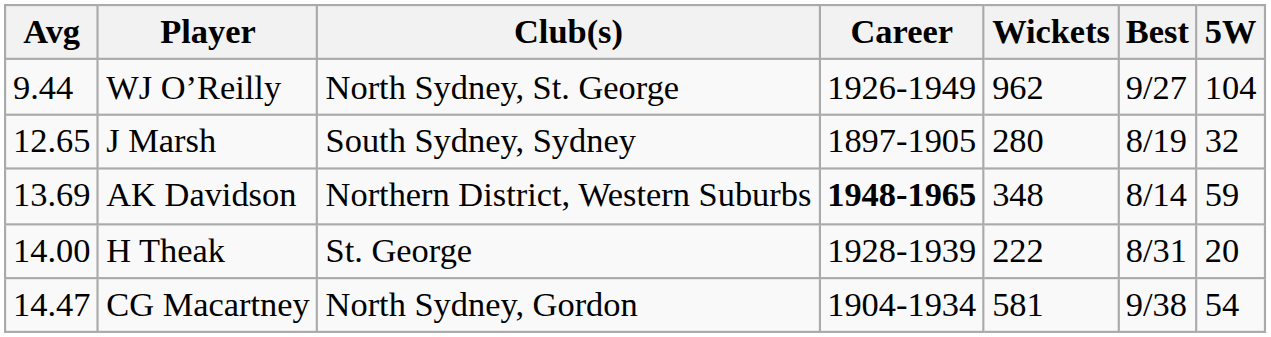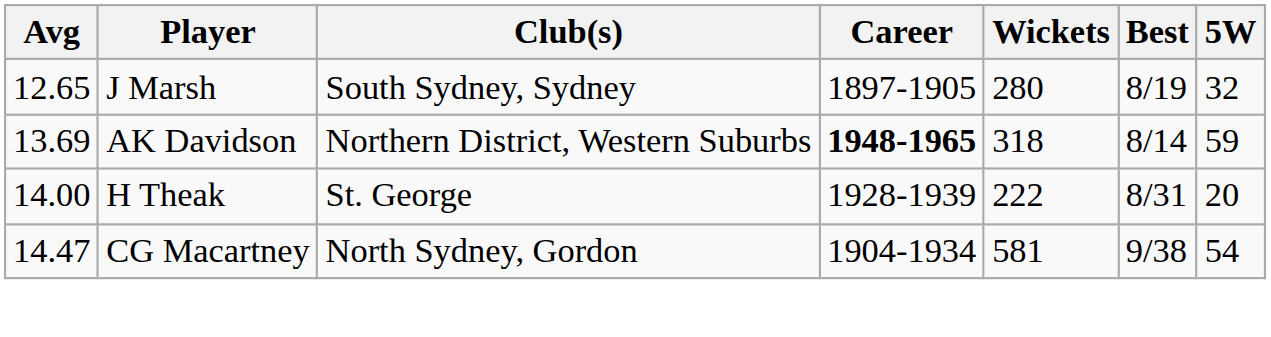- row: (194, 86)
(1018, 195) 348 -> (1018, 140) 318
